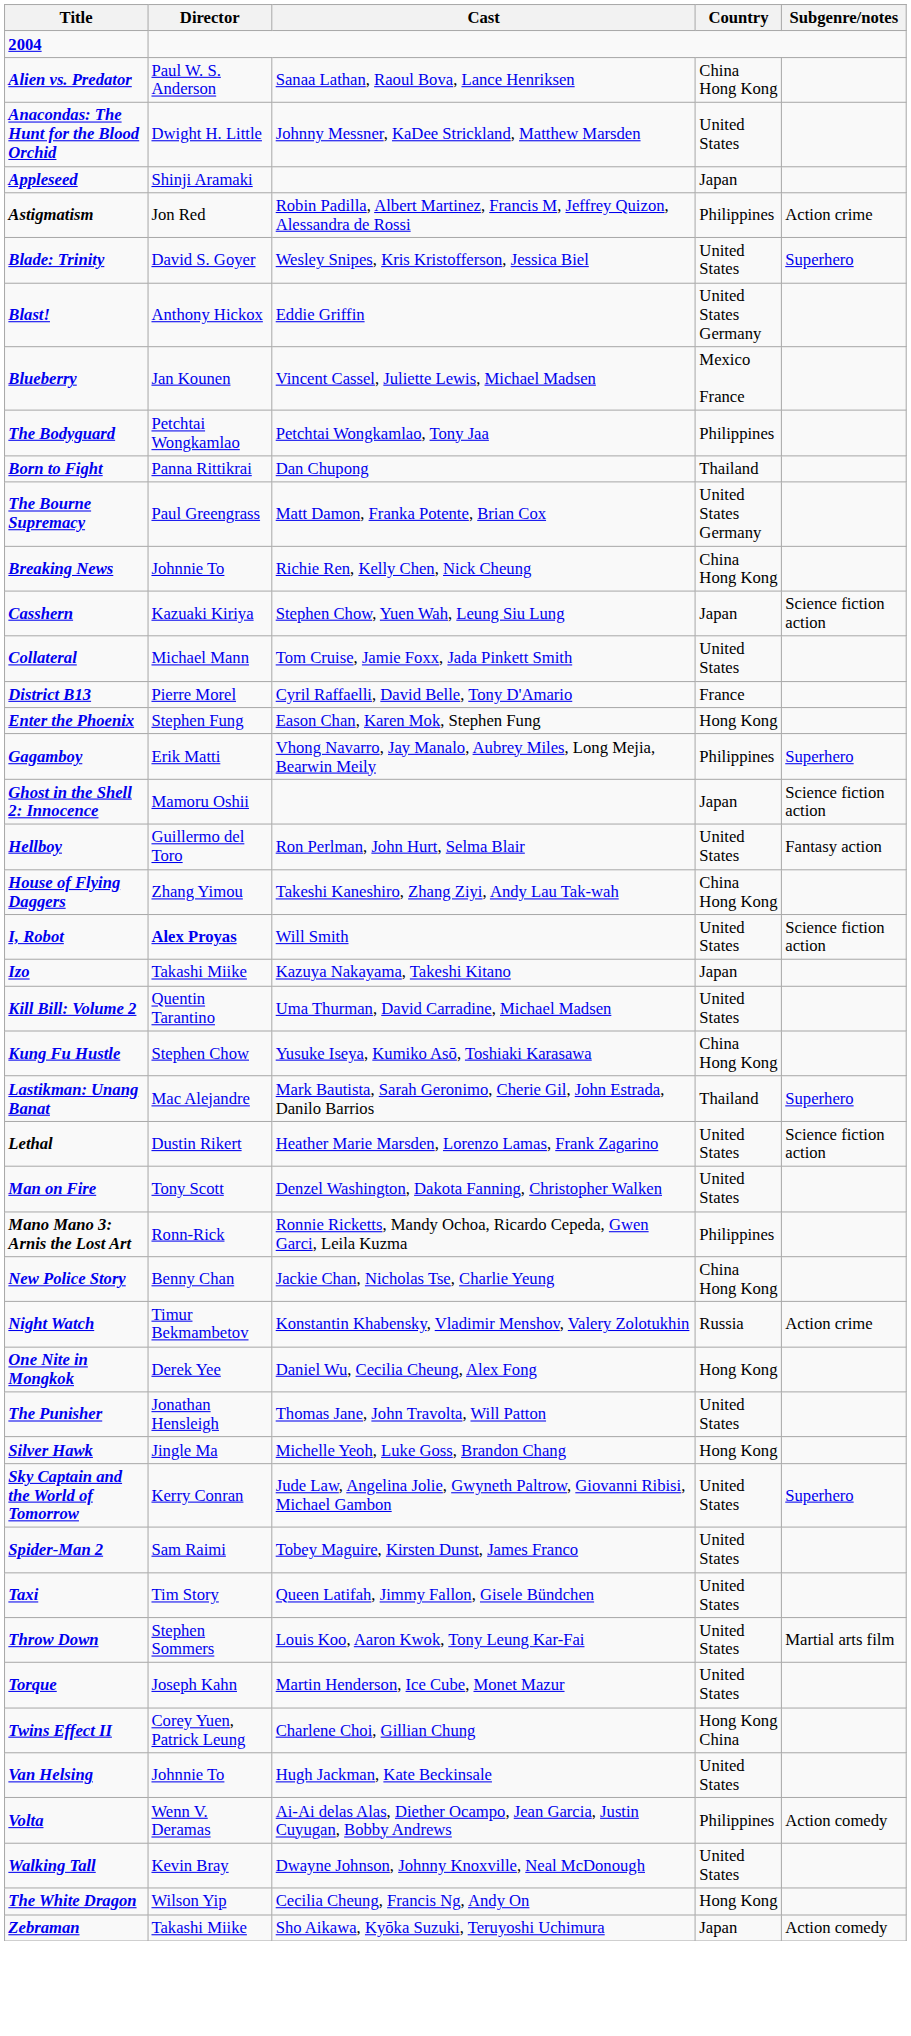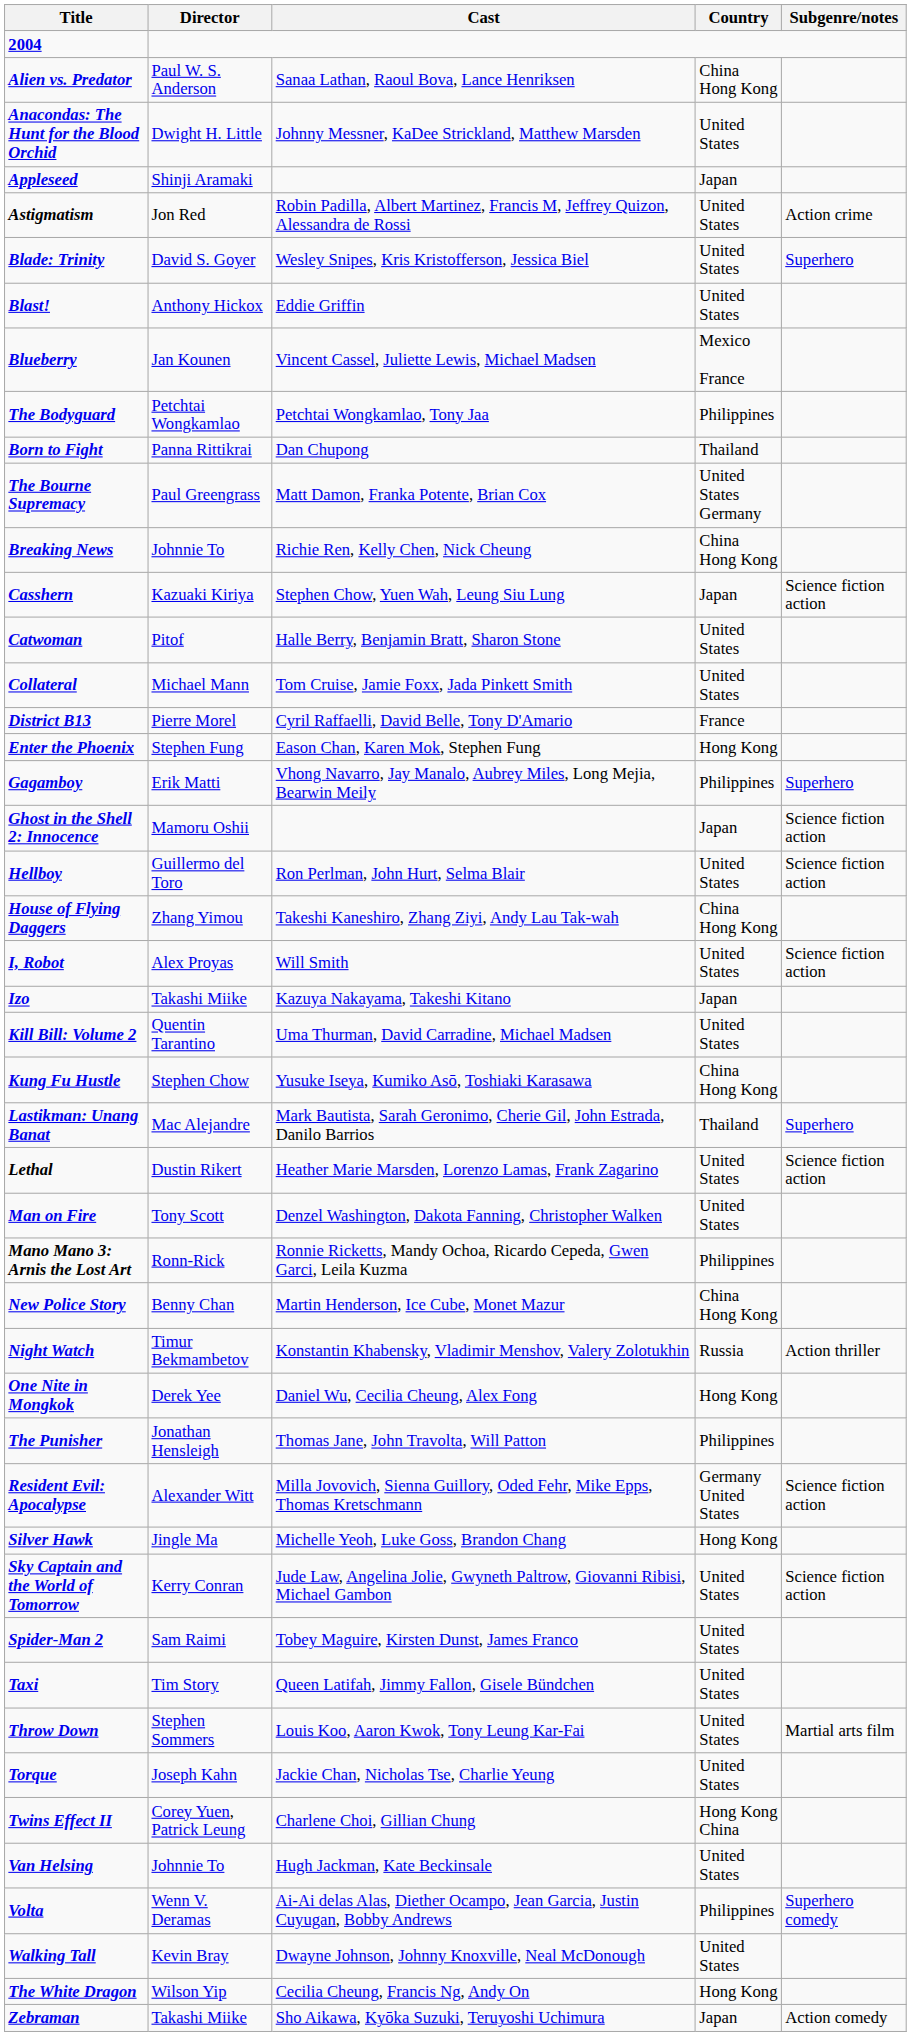(737, 215) Philippines -> (722, 215) United States
(730, 314) United States Germany -> (722, 305) United States
+ row: (45, 639)
(834, 846) Fantasy action -> (835, 873) Science fiction action
(194, 936) bold -> (192, 963) normal
(415, 1279) Jackie Chan, Nicholas Tse, Charlie Yeung -> (420, 1305) Martin Henderson, Ice Cube, Monet Mazur
(829, 1324) Action crime -> (833, 1350) Action thriller
(722, 1414) United States -> (737, 1440) Philippines
+ row: (57, 1495)
(819, 1495) Superhero -> (835, 1585) Science fiction action
(420, 1685) Martin Henderson, Ice Cube, Monet Mazur -> (415, 1775) Jackie Chan, Nicholas Tse, Charlie Yeung
(836, 1820) Action comedy -> (819, 1910) Superhero comedy
